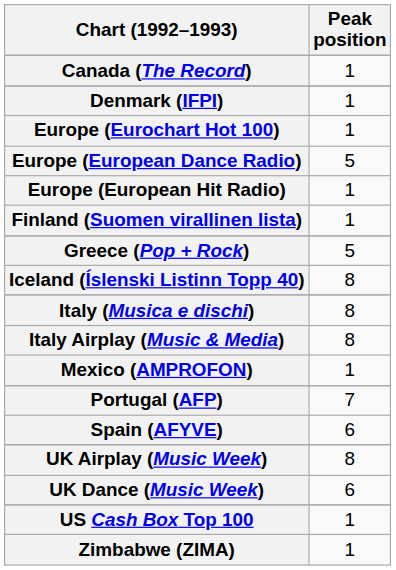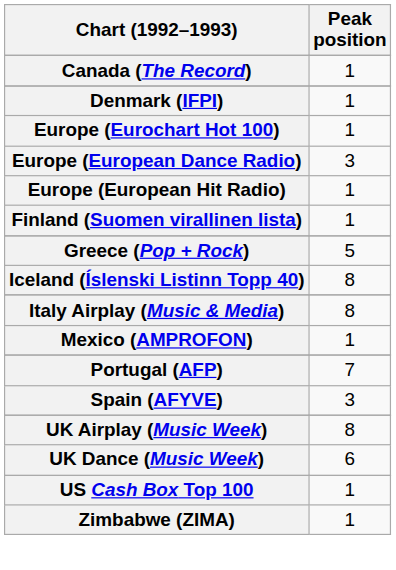(350, 160) 5 -> (350, 160) 3
- row: (157, 310)
(350, 429) 6 -> (350, 400) 3
